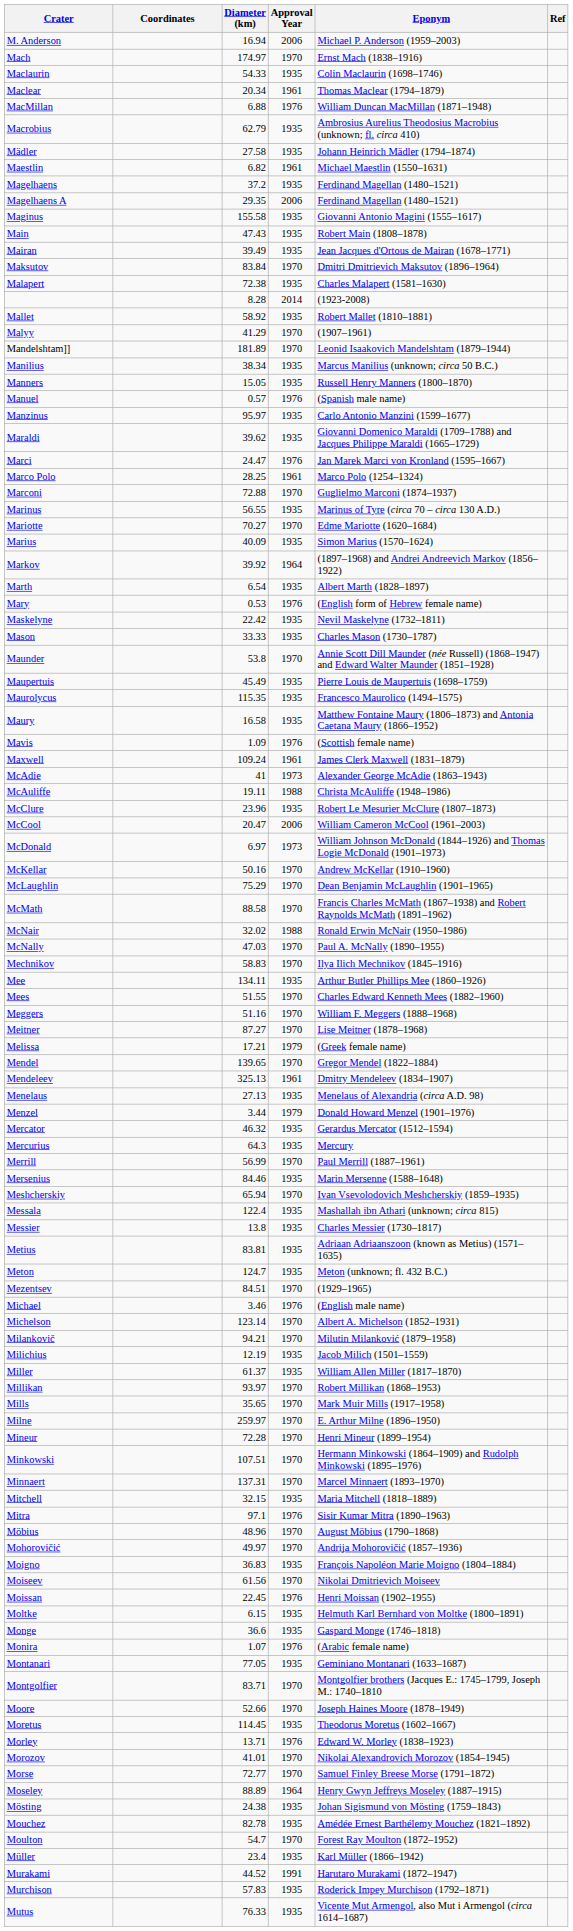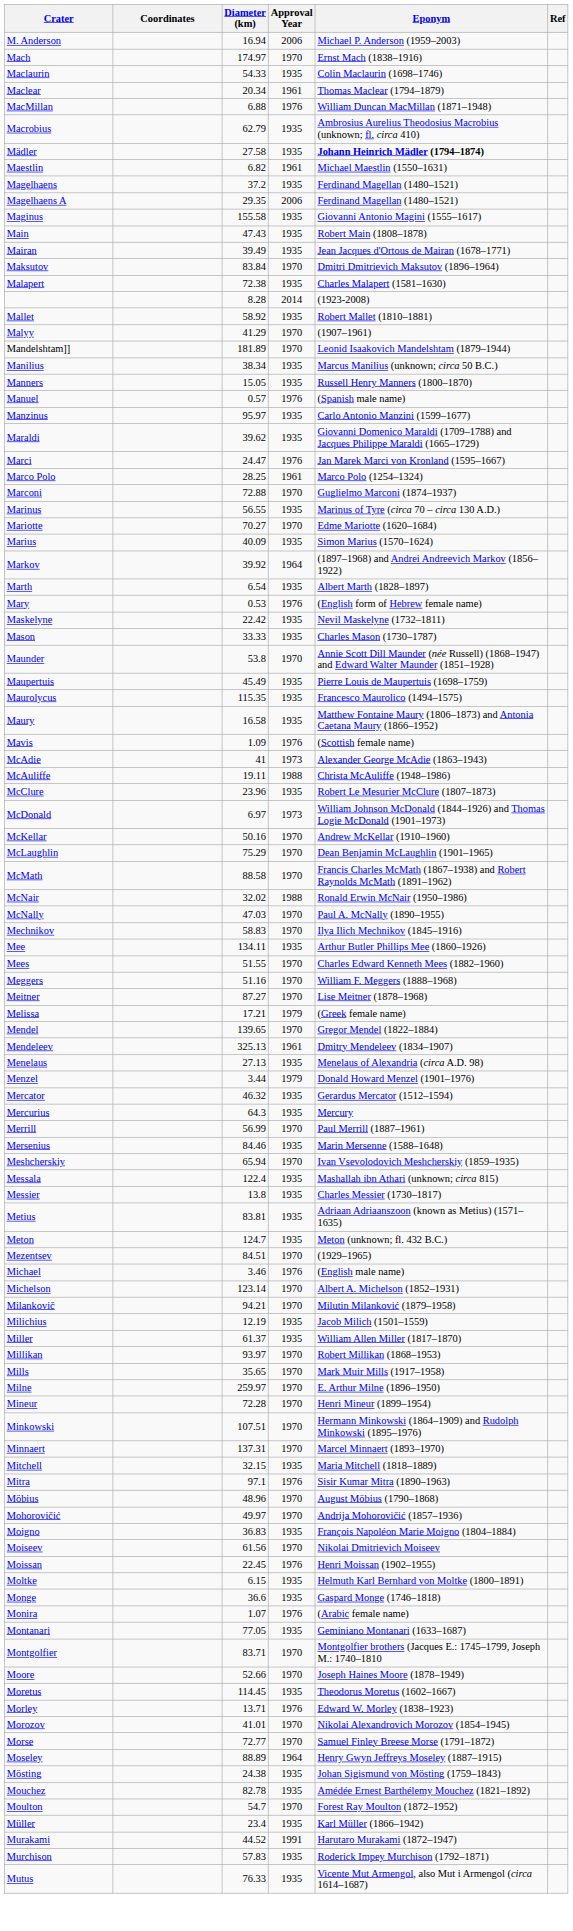(396, 151) normal -> (401, 151) bold
- row: (25, 759)
- row: (24, 825)
